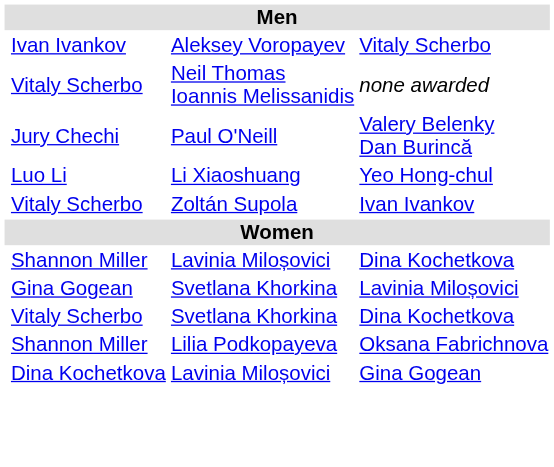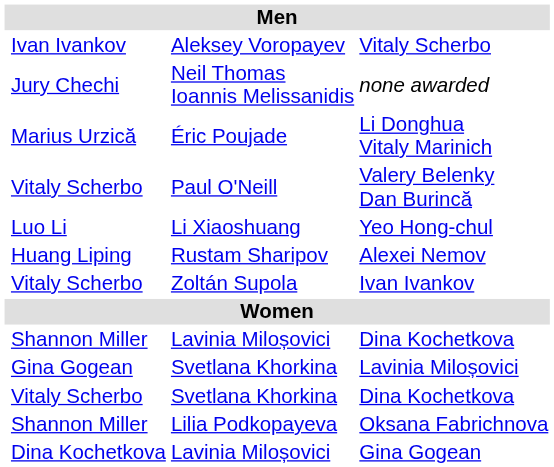(77, 85) Vitaly Scherbo -> (65, 85) Jury Chechi
+ row: (229, 136)
(65, 136) Jury Chechi -> (77, 187) Vitaly Scherbo
+ row: (249, 255)
